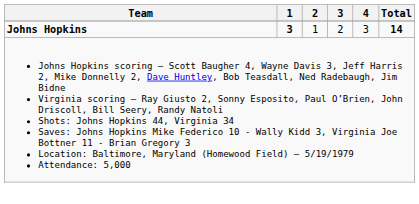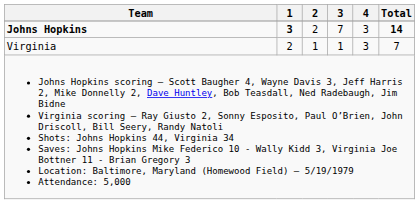(315, 30) 1 -> (315, 30) 2
(340, 30) 2 -> (340, 30) 7
+ row: (32, 46)
